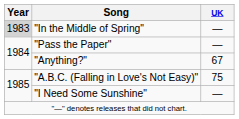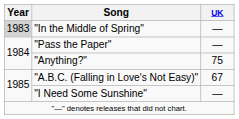(217, 61) 67 -> (217, 61) 75
(217, 77) 75 -> (217, 77) 67
